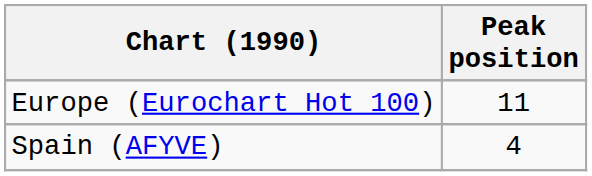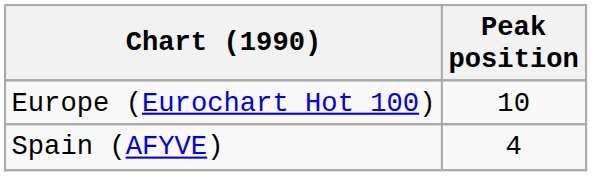(514, 103) 11 -> (514, 103) 10
